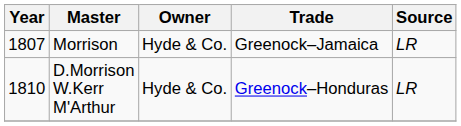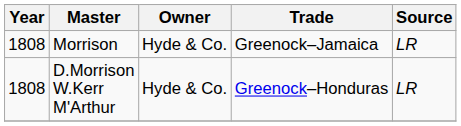(27, 44) 1807 -> (27, 44) 1808
(27, 89) 1810 -> (27, 89) 1808
